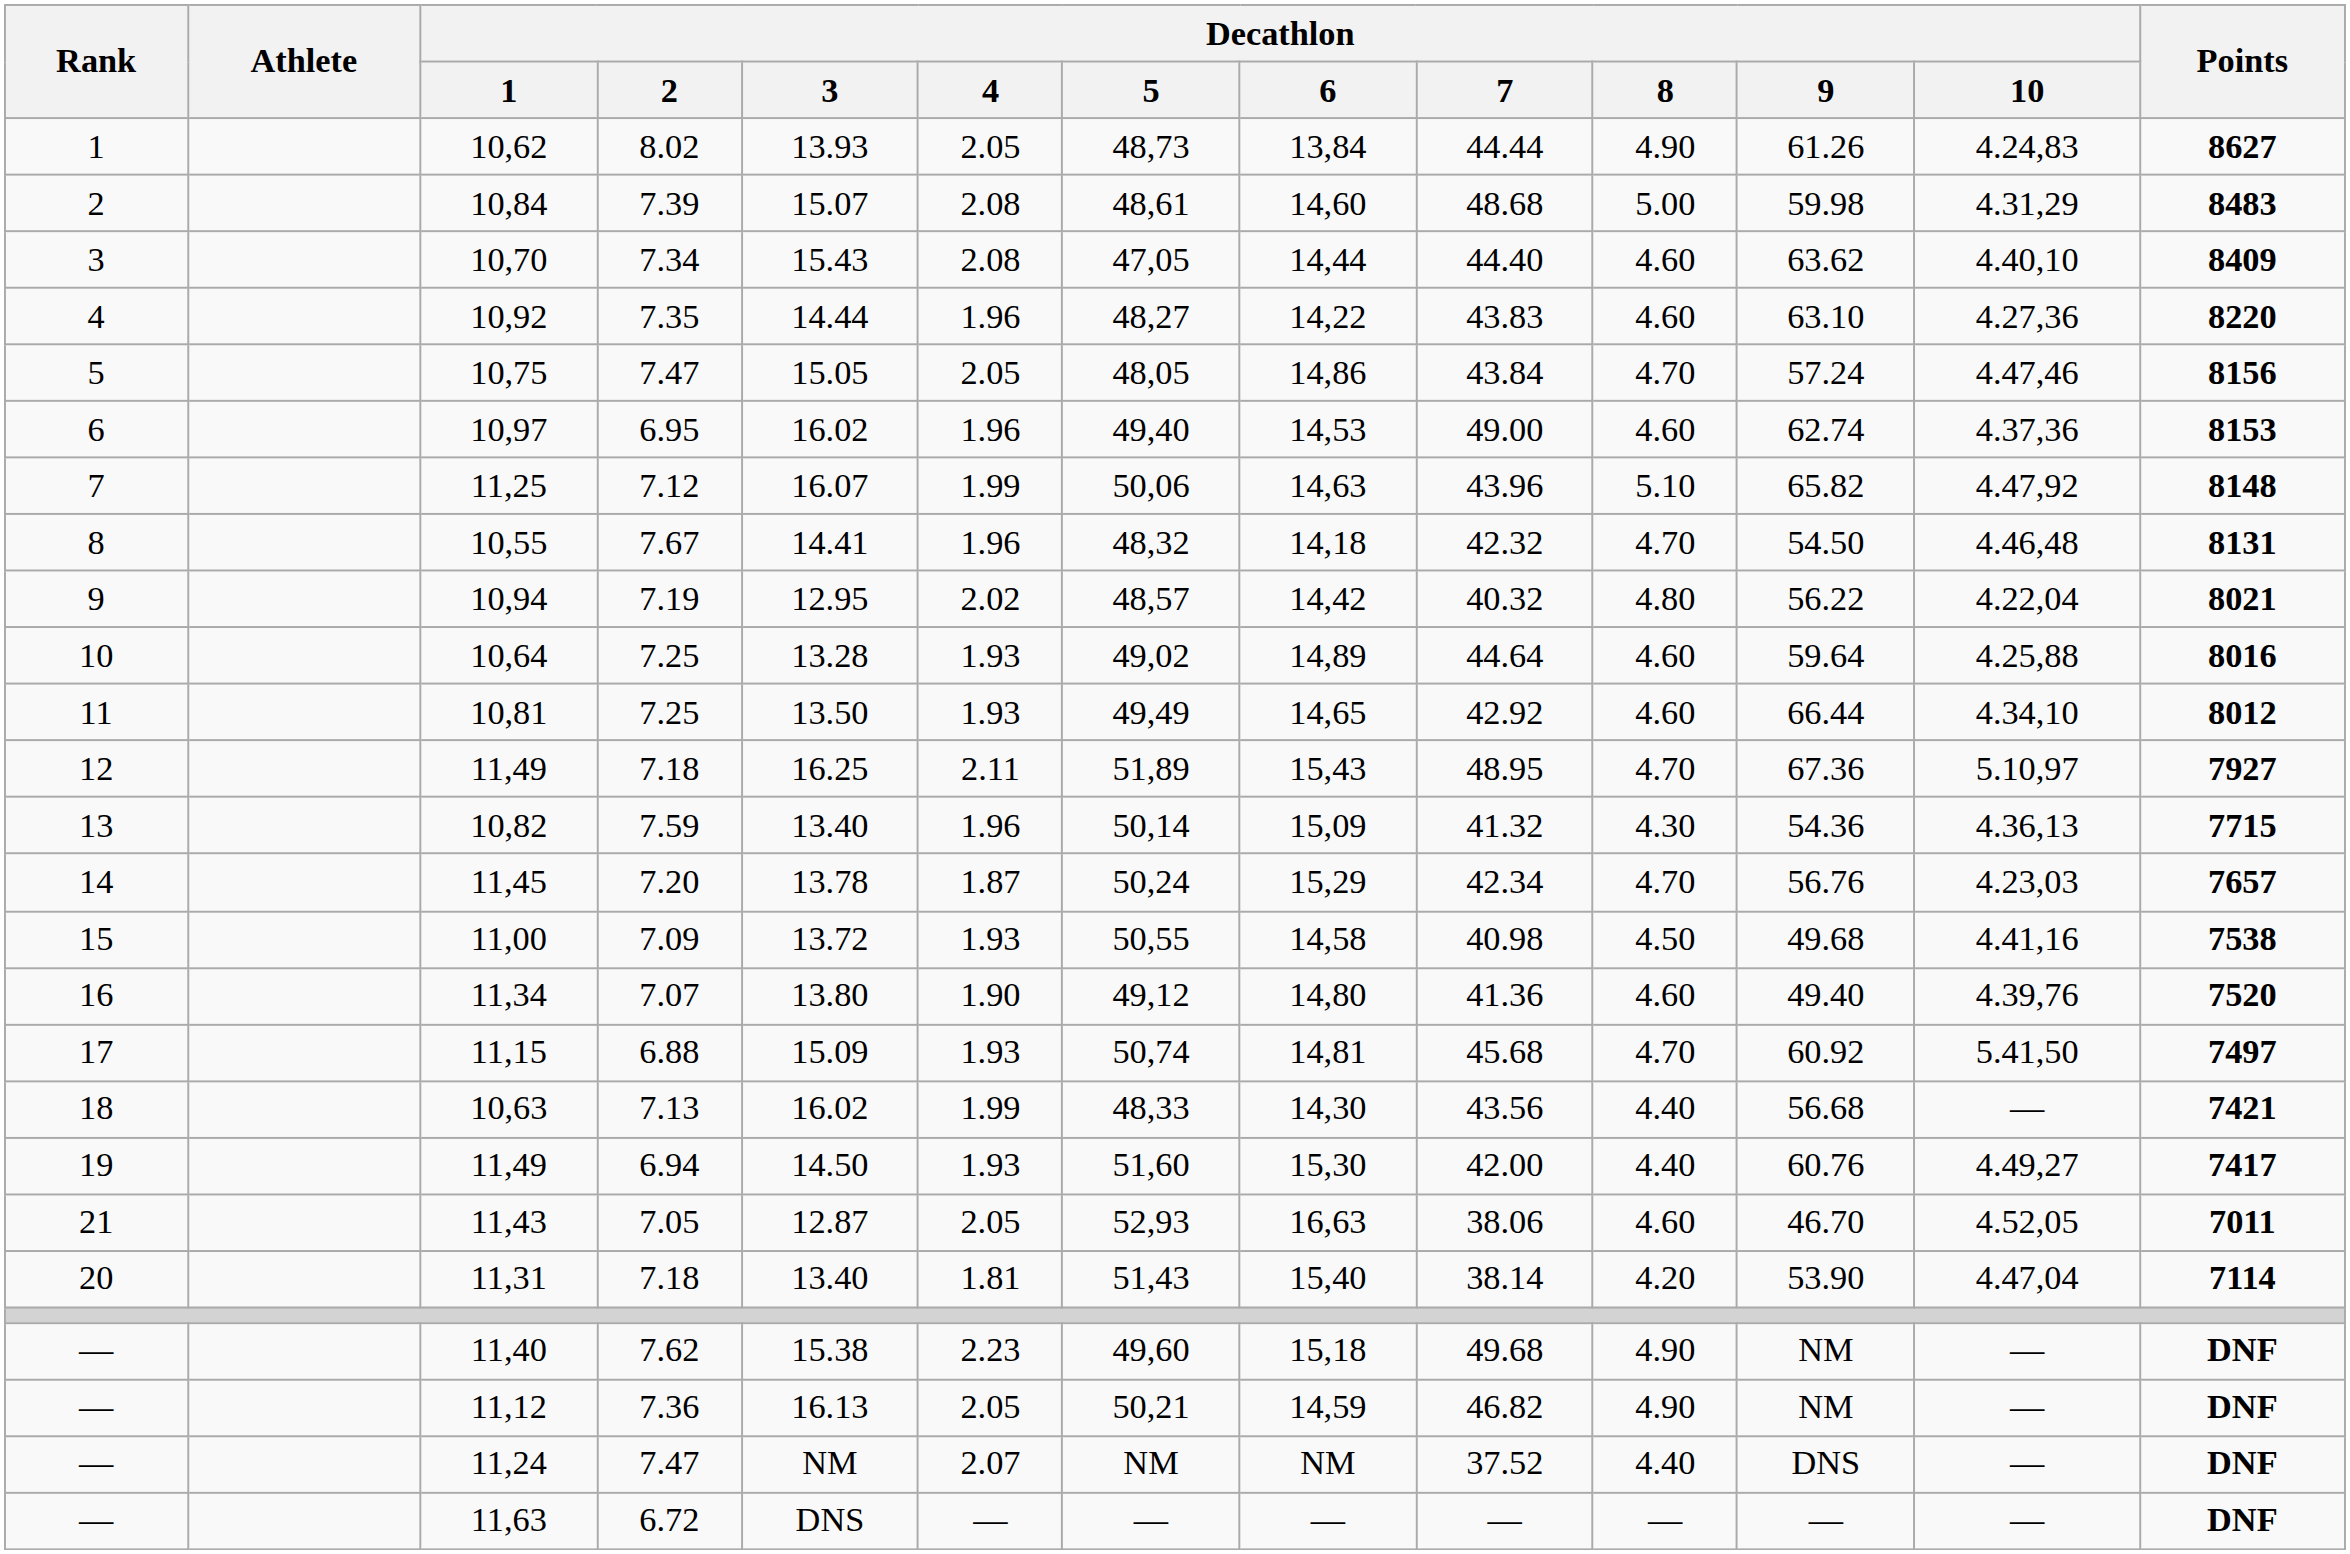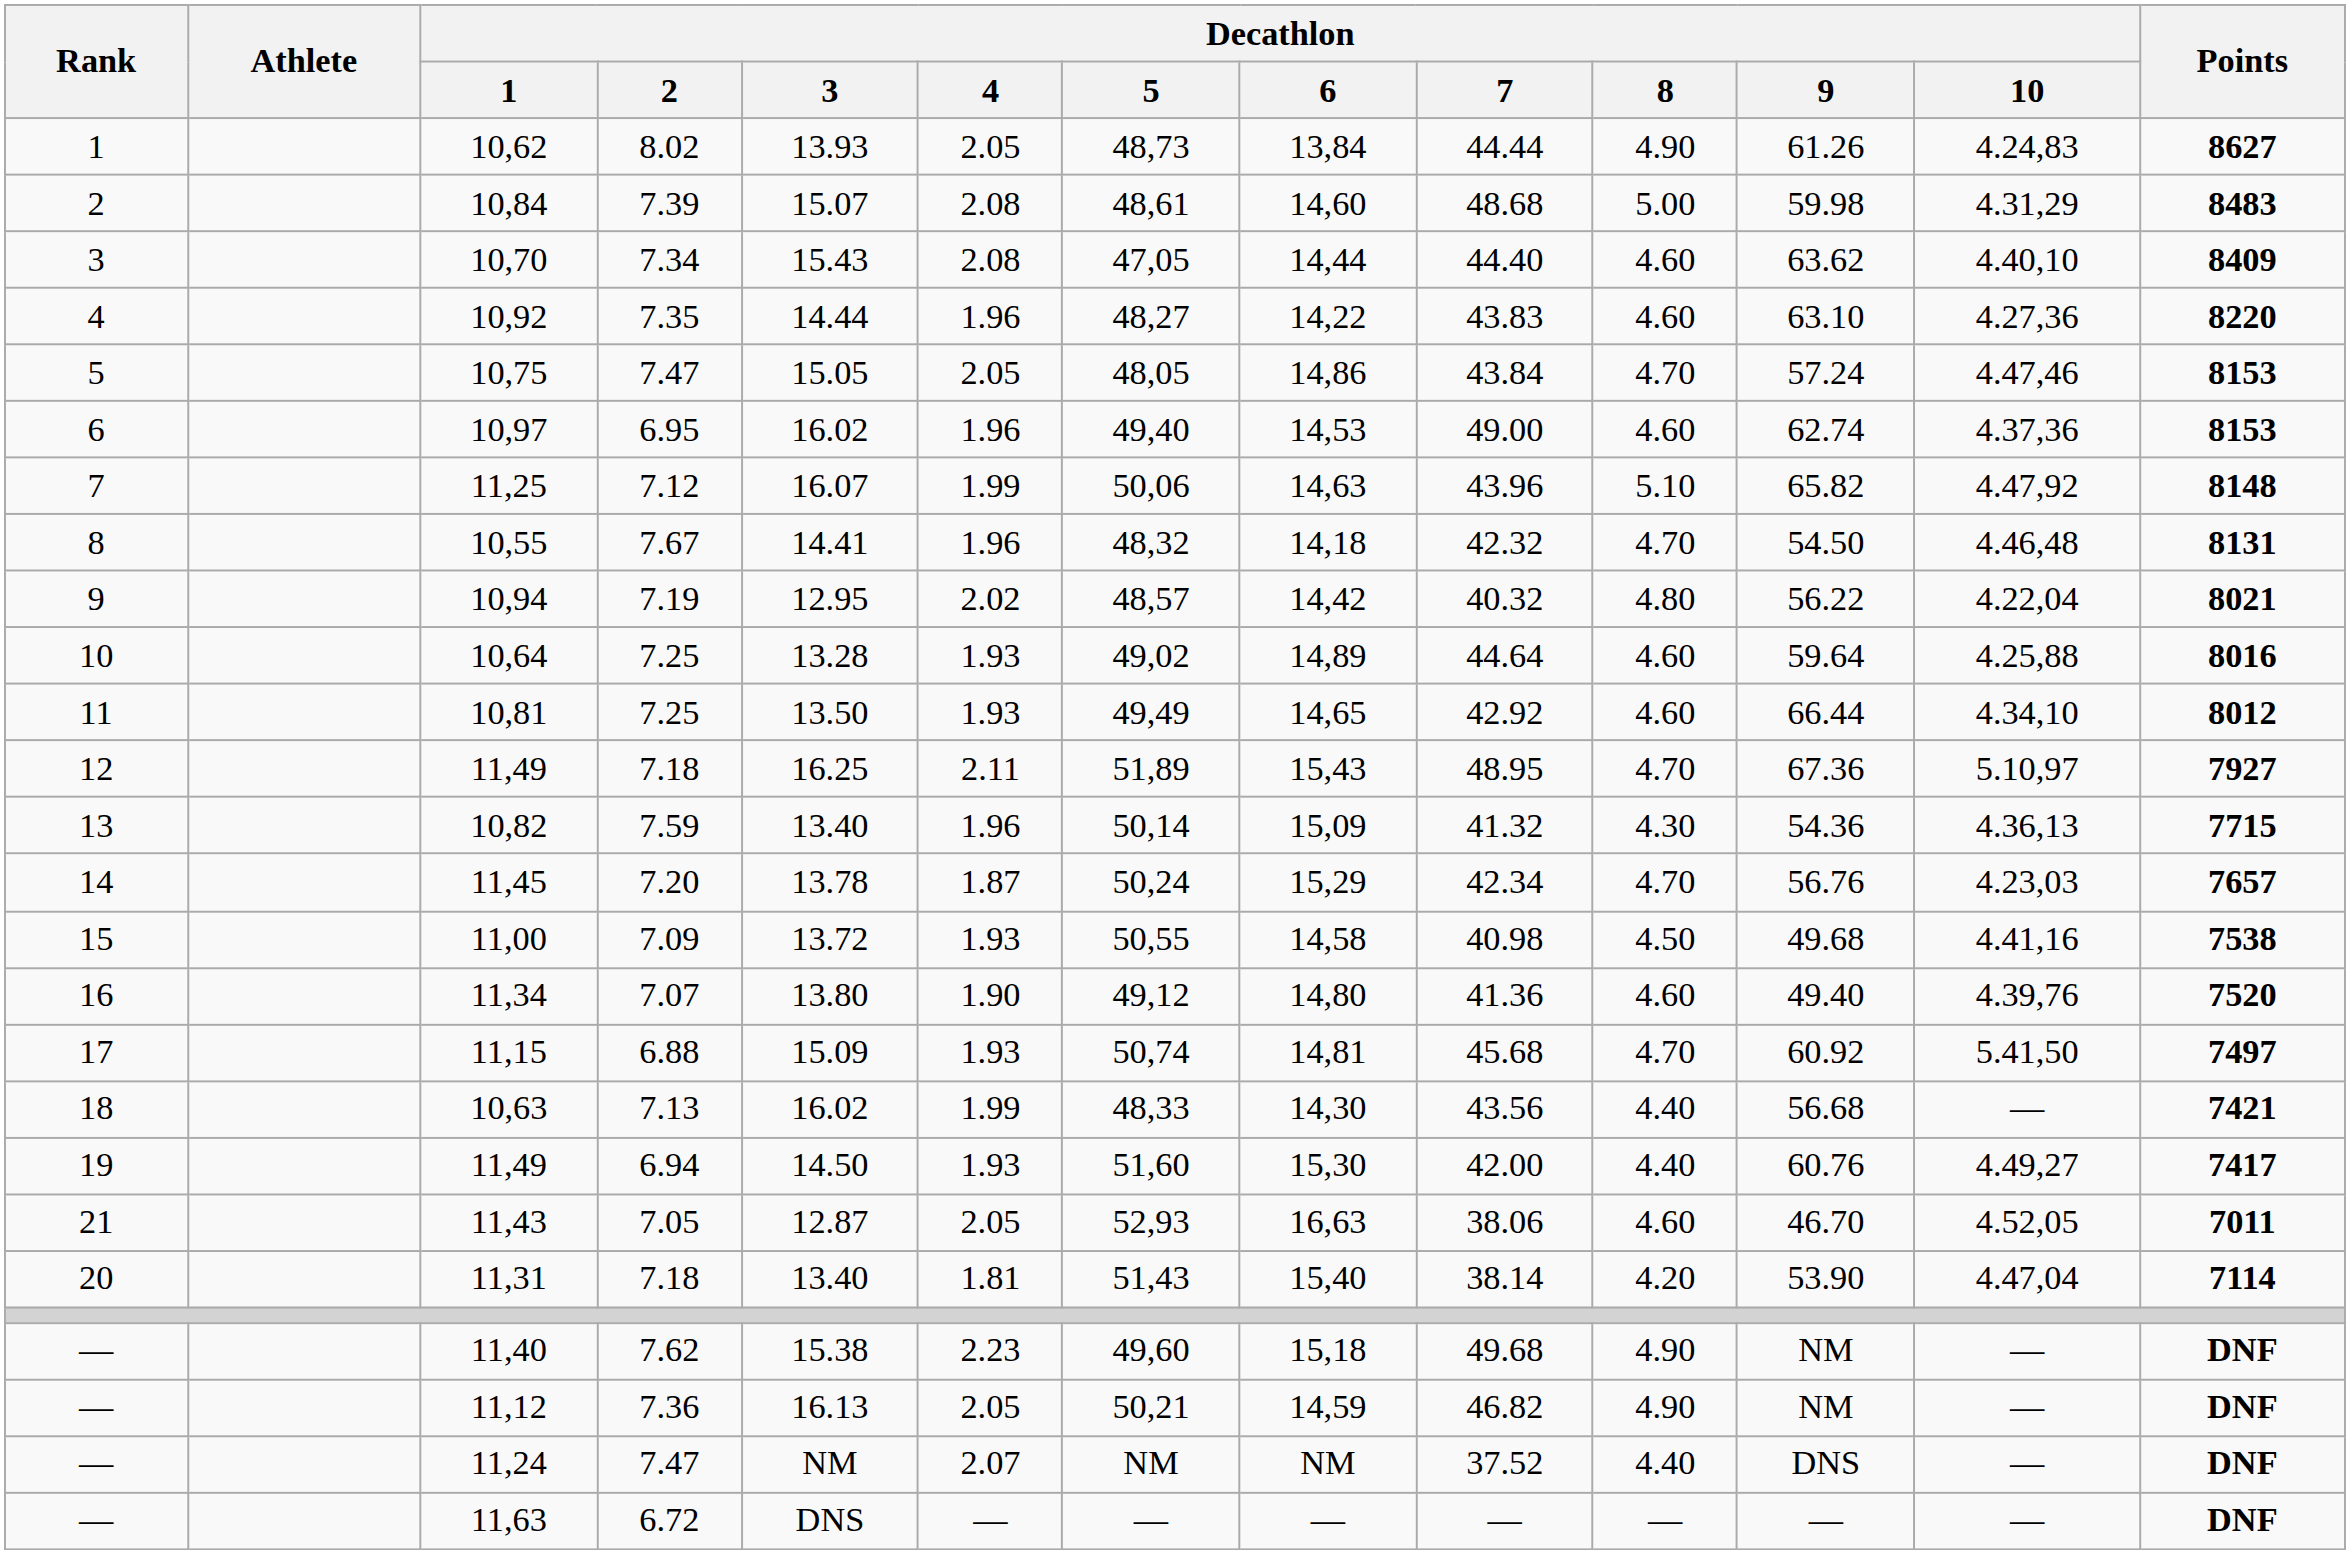(2242, 372) 8156 -> (2242, 372) 8153
